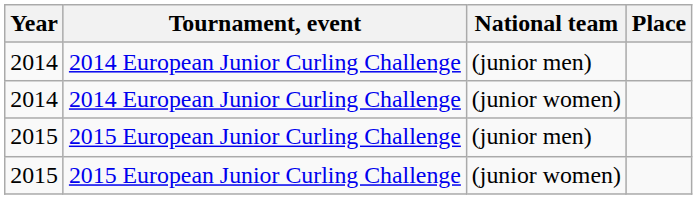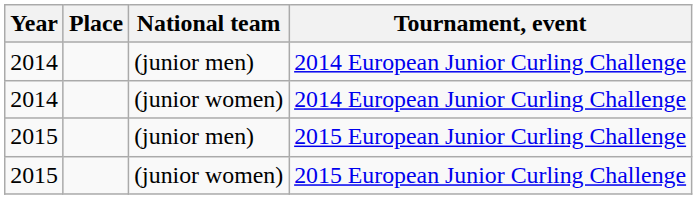columns swapped: (265, 23) <-> (659, 23)
